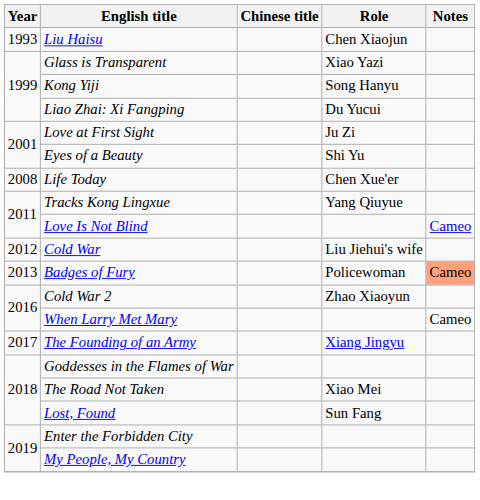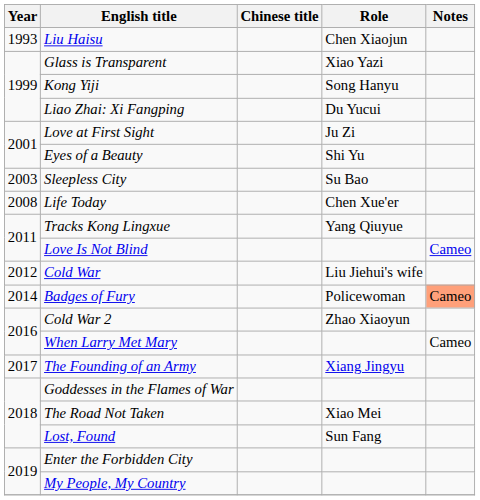+ row: (85, 179)
(23, 272) 2013 -> (23, 296) 2014
